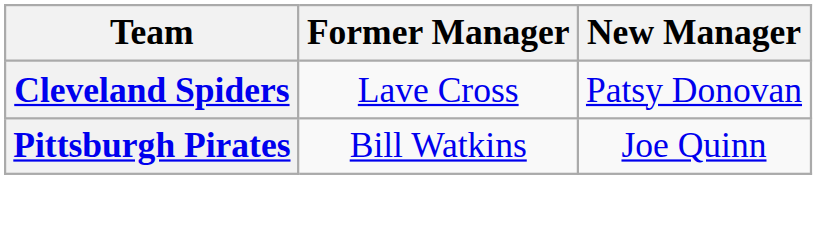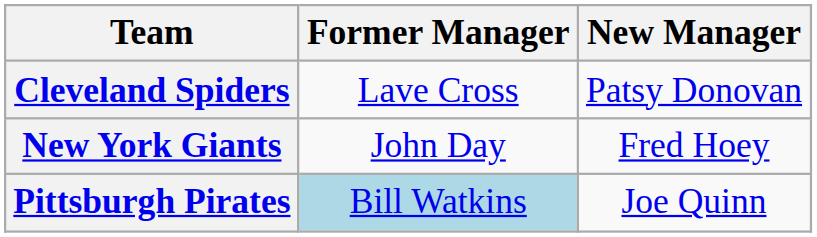+ row: (152, 145)
(438, 145) no background -> (438, 201) lightblue background
